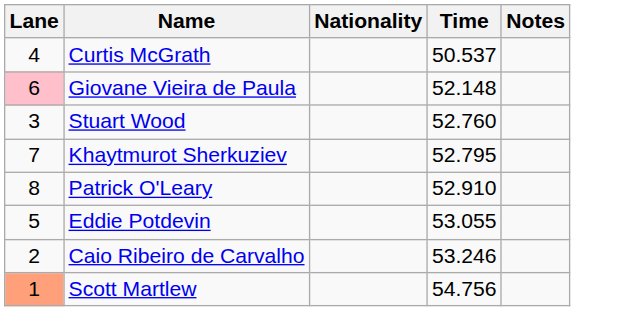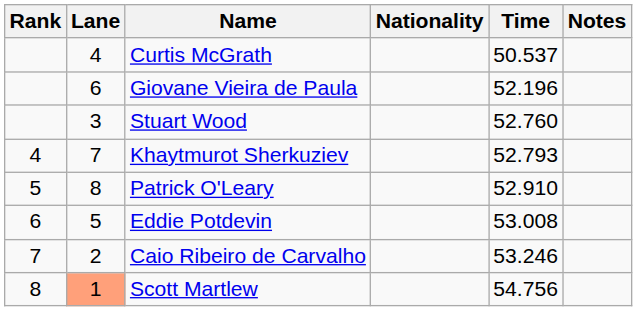+ column: (35, 21)
(34, 88) pink background -> (96, 88) no background
(464, 88) 52.148 -> (526, 88) 52.196
(464, 155) 52.795 -> (526, 155) 52.793
(464, 222) 53.055 -> (526, 222) 53.008
